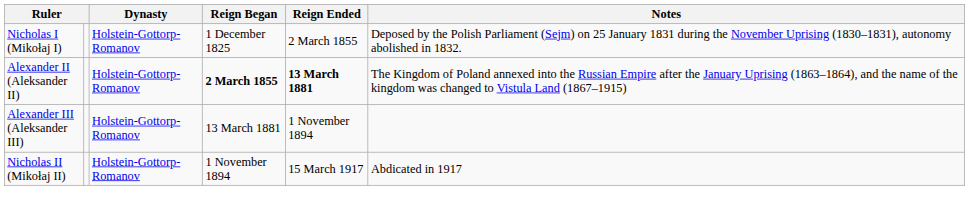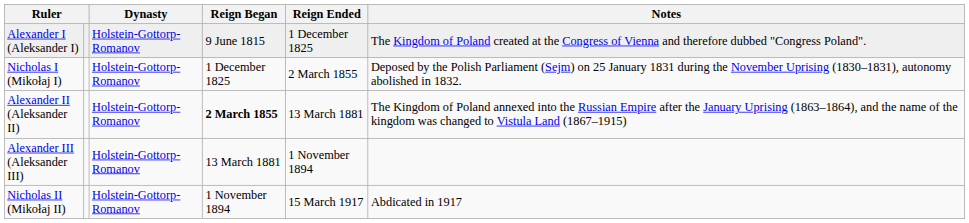+ row: (43, 40)
(314, 81) bold -> (326, 114) normal
